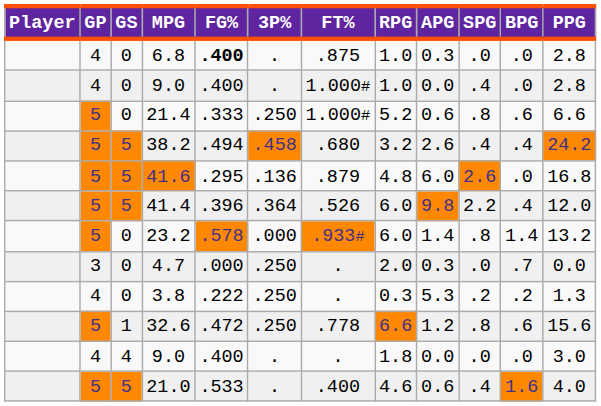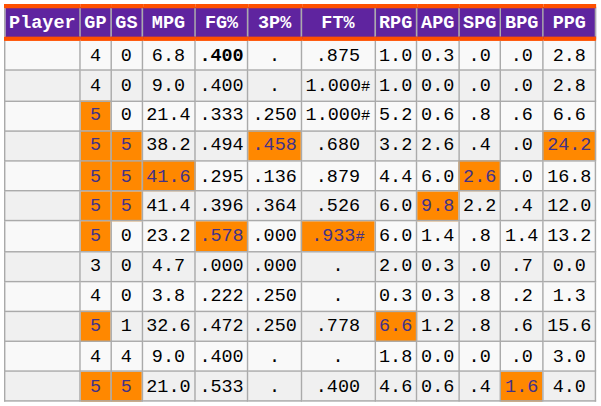(480, 86) .4 -> (480, 86) .0
(522, 146) .4 -> (522, 146) .0
(396, 176) 4.8 -> (396, 176) 4.4
(275, 266) .250 -> (275, 266) .000
(438, 296) 5.3 -> (438, 296) 0.3
(480, 296) .2 -> (480, 296) .8
